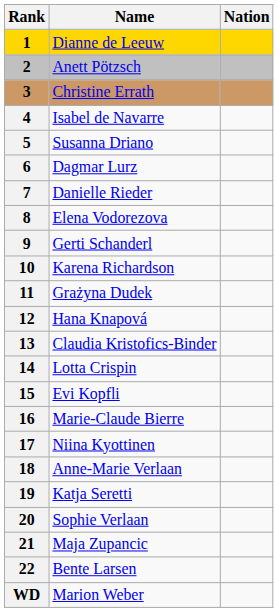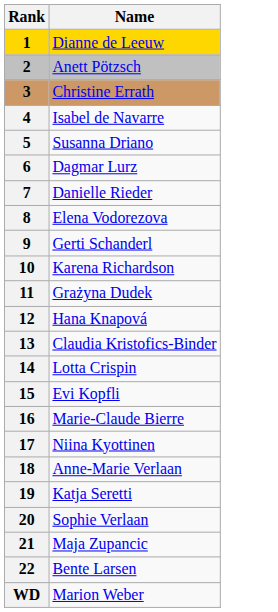- column: (247, 17)
